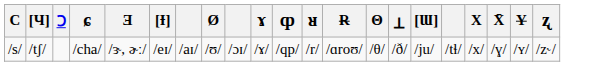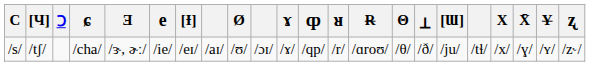+ column: (163, 20)
